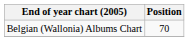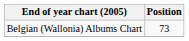(164, 28) 70 -> (164, 28) 73
